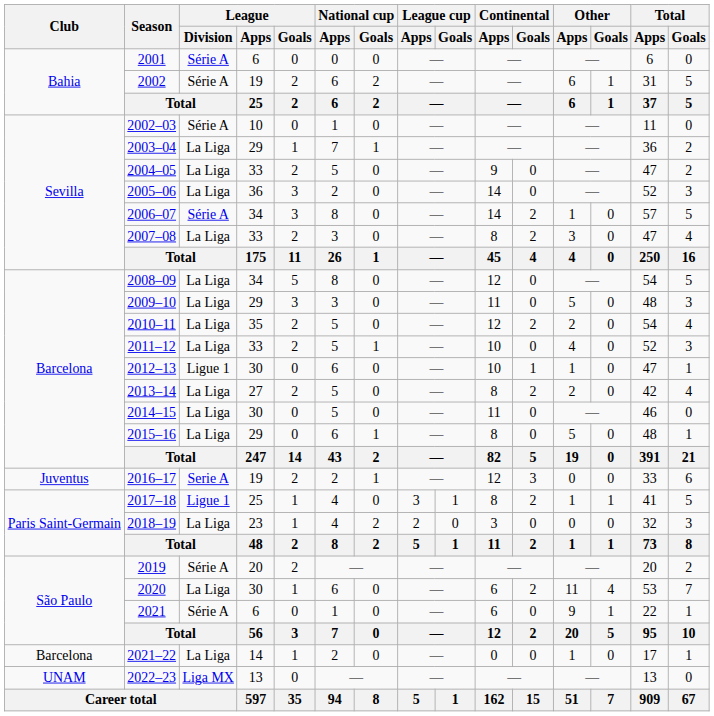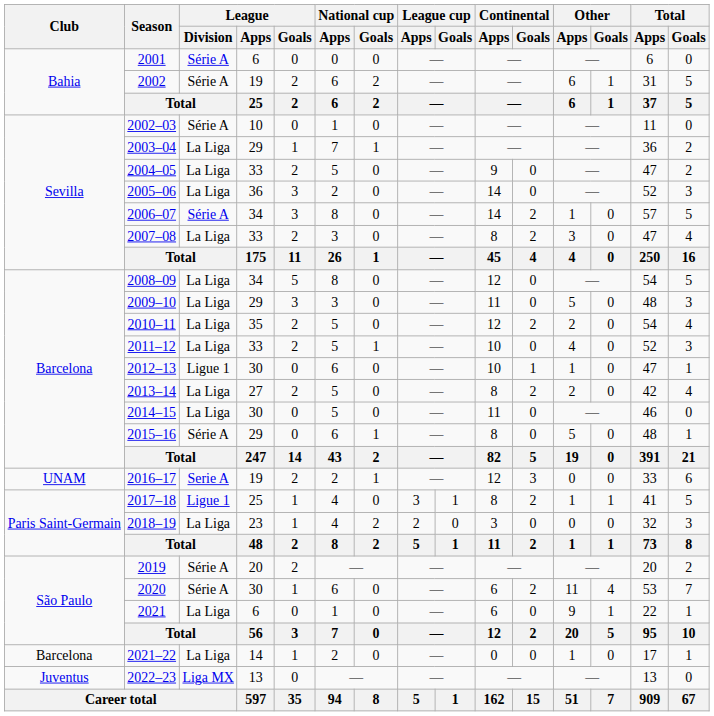(208, 434) La Liga -> (208, 434) Série A
(64, 479) Juventus -> (64, 479) UNAM
(208, 589) La Liga -> (208, 589) Série A
(208, 611) Série A -> (208, 611) La Liga
(64, 677) UNAM -> (64, 677) Juventus
